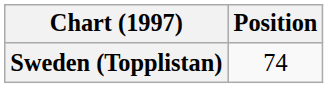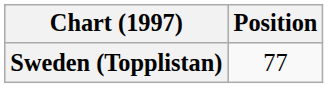(275, 62) 74 -> (275, 62) 77
